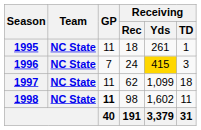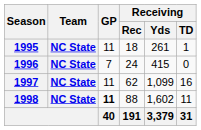(160, 64) gold background -> (160, 64) no background
(186, 64) 3 -> (186, 64) 0
(186, 82) 18 -> (186, 82) 16
(132, 99) 98 -> (132, 99) 88
